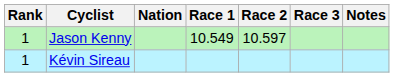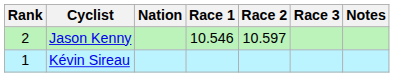(25, 38) 1 -> (25, 38) 2
(212, 38) 10.549 -> (212, 38) 10.546
